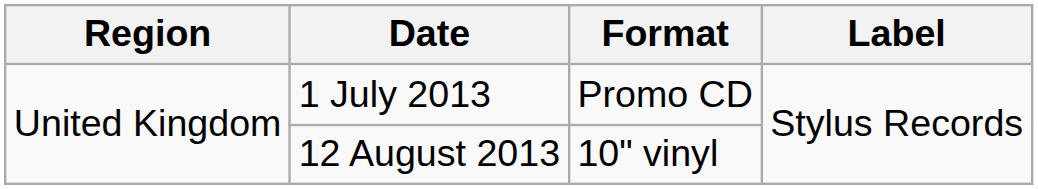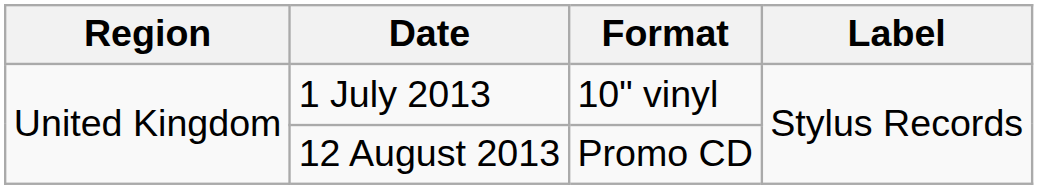(665, 93) Promo CD -> (648, 93) 10" vinyl
(648, 153) 10" vinyl -> (665, 153) Promo CD
